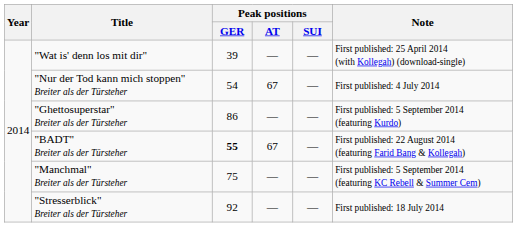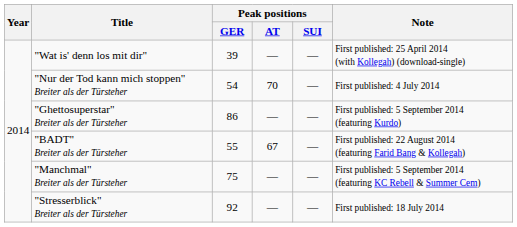(272, 85) 67 -> (272, 85) 70
(232, 146) bold -> (232, 146) normal
